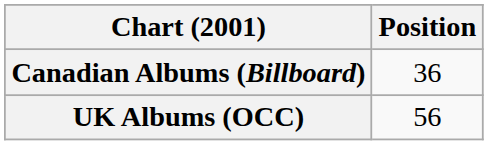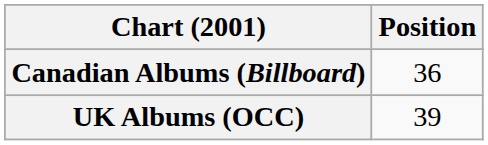(427, 116) 56 -> (427, 116) 39
